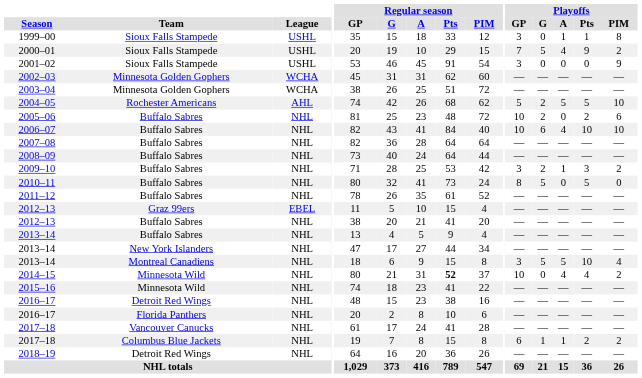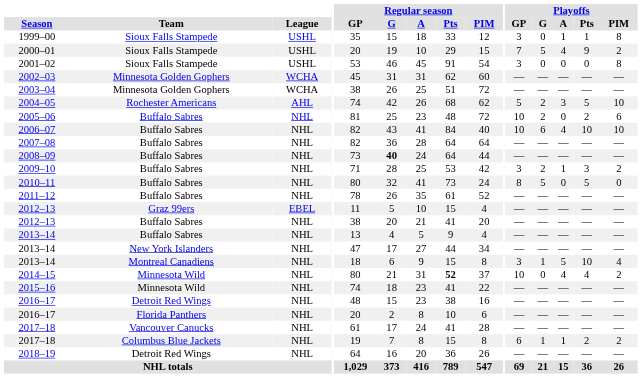(619, 63) 9 -> (619, 63) 8
(563, 103) 5 -> (563, 103) 3
(392, 155) normal -> (392, 155) bold
(543, 261) 5 -> (543, 261) 1
